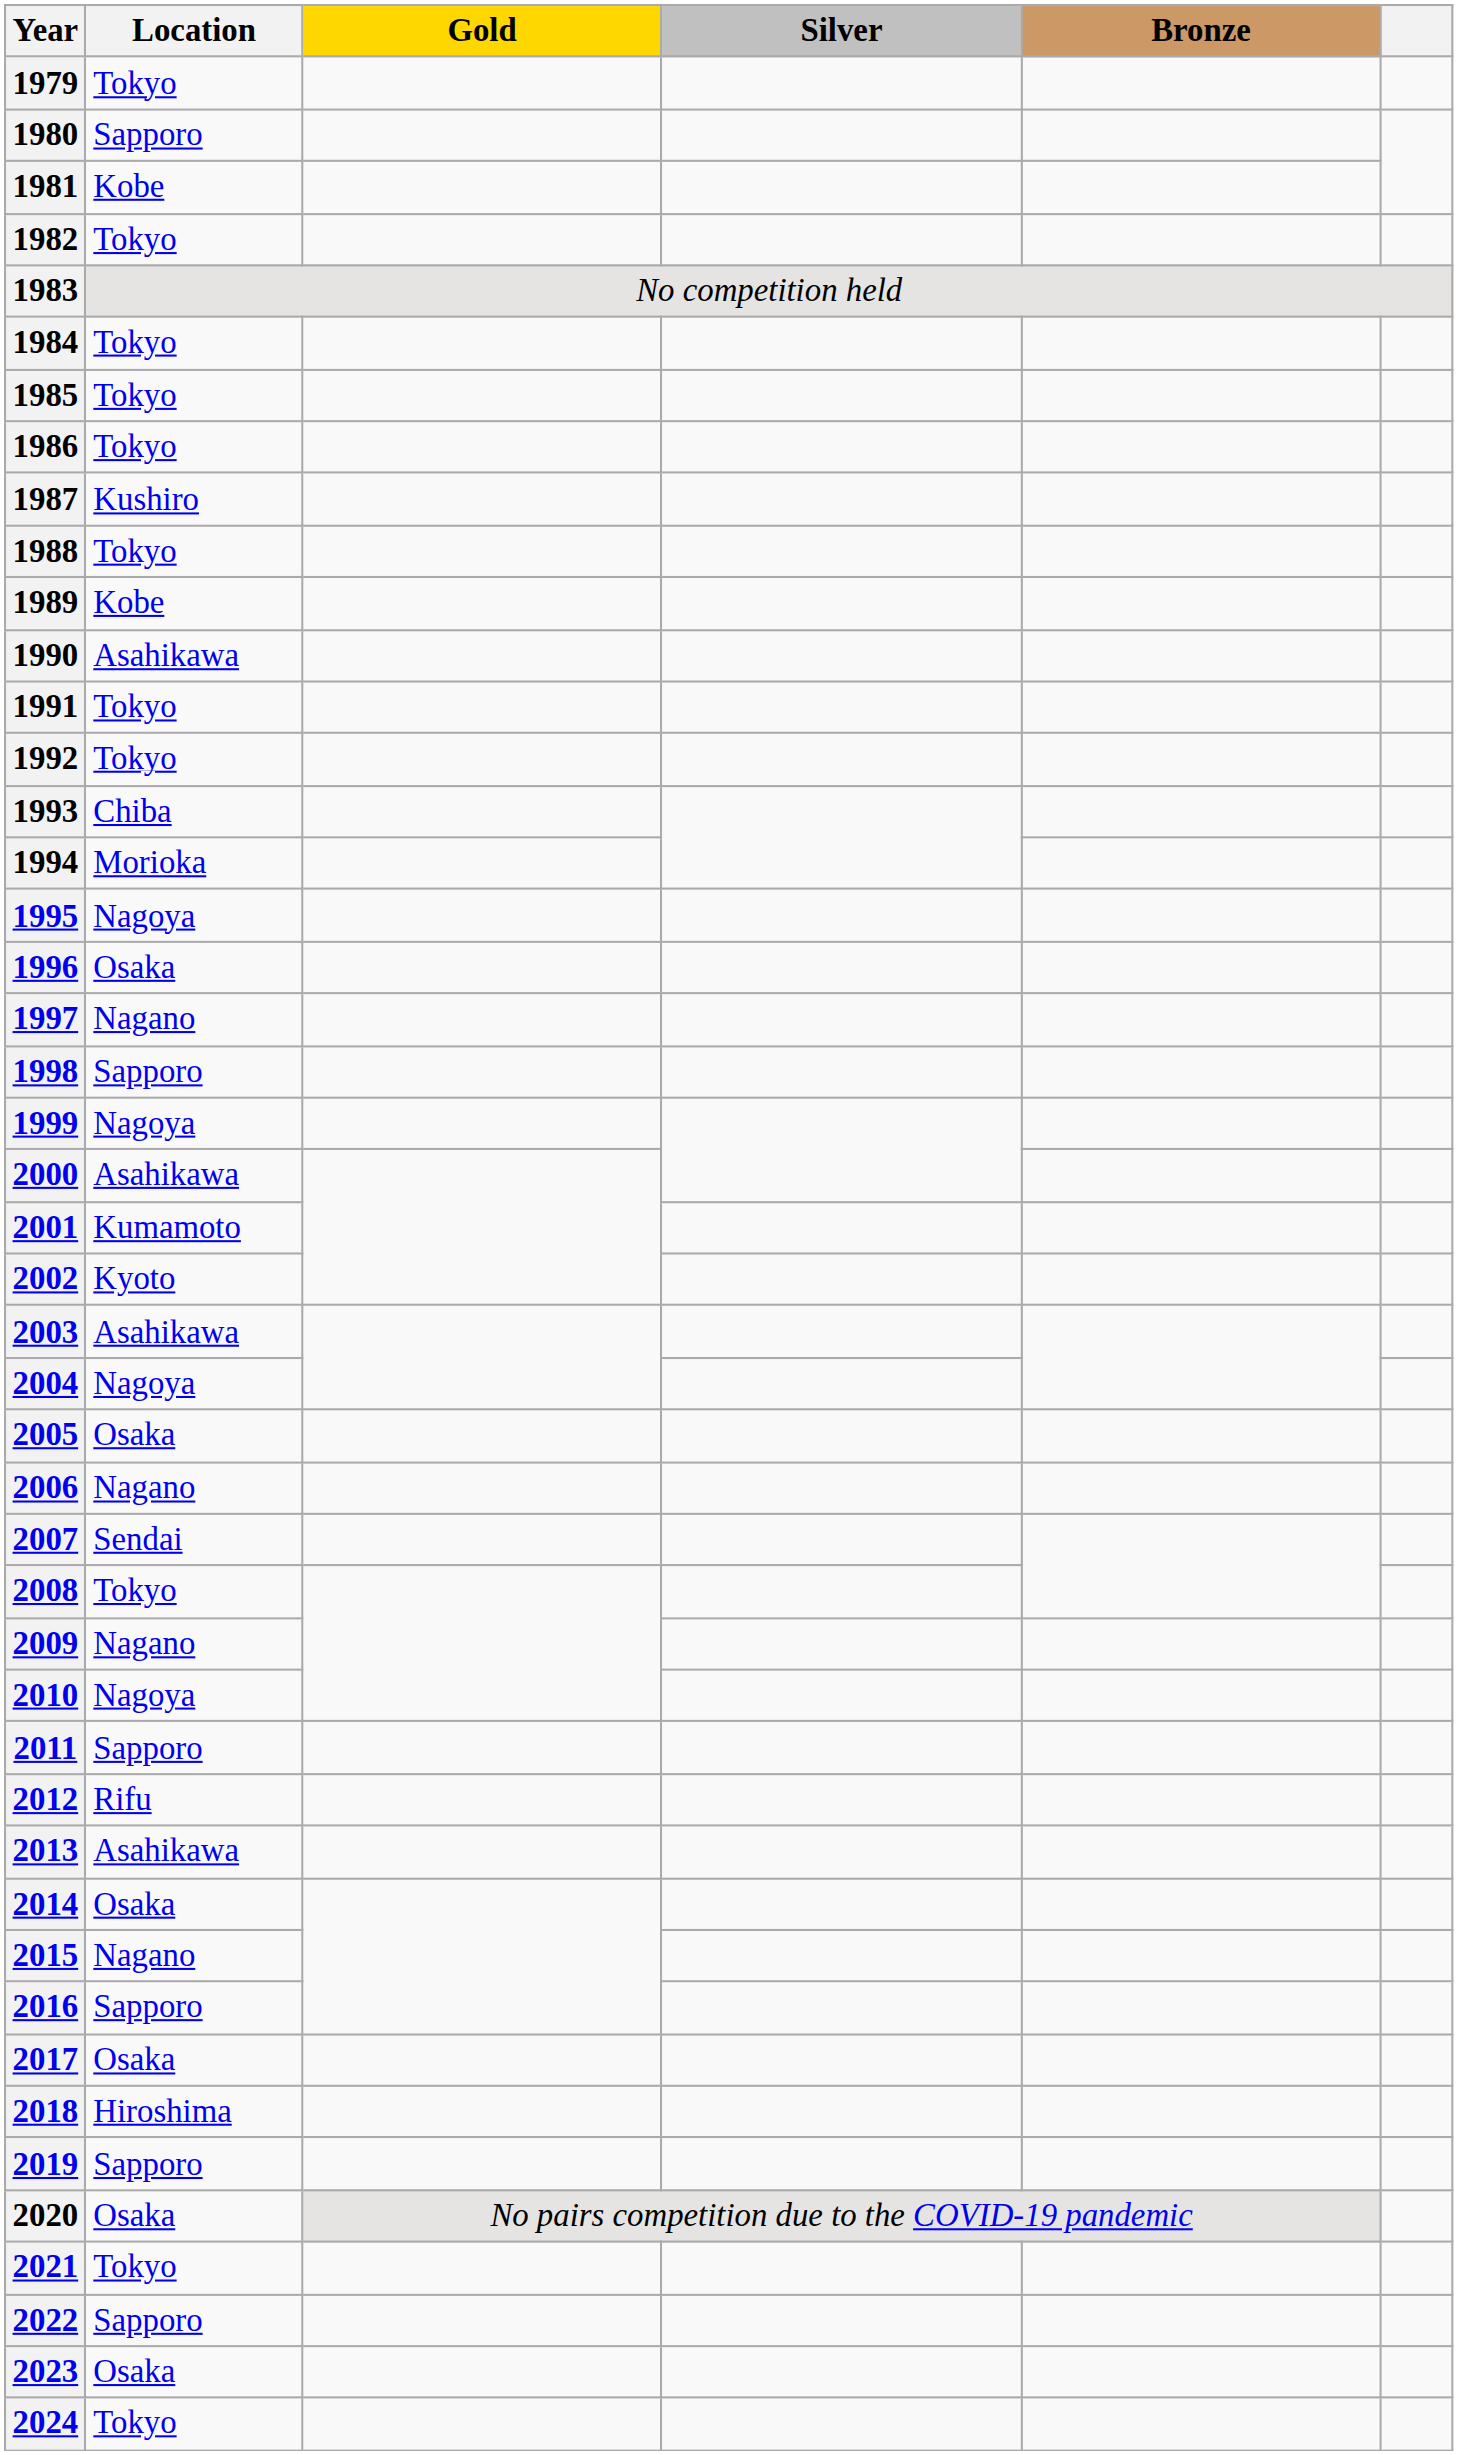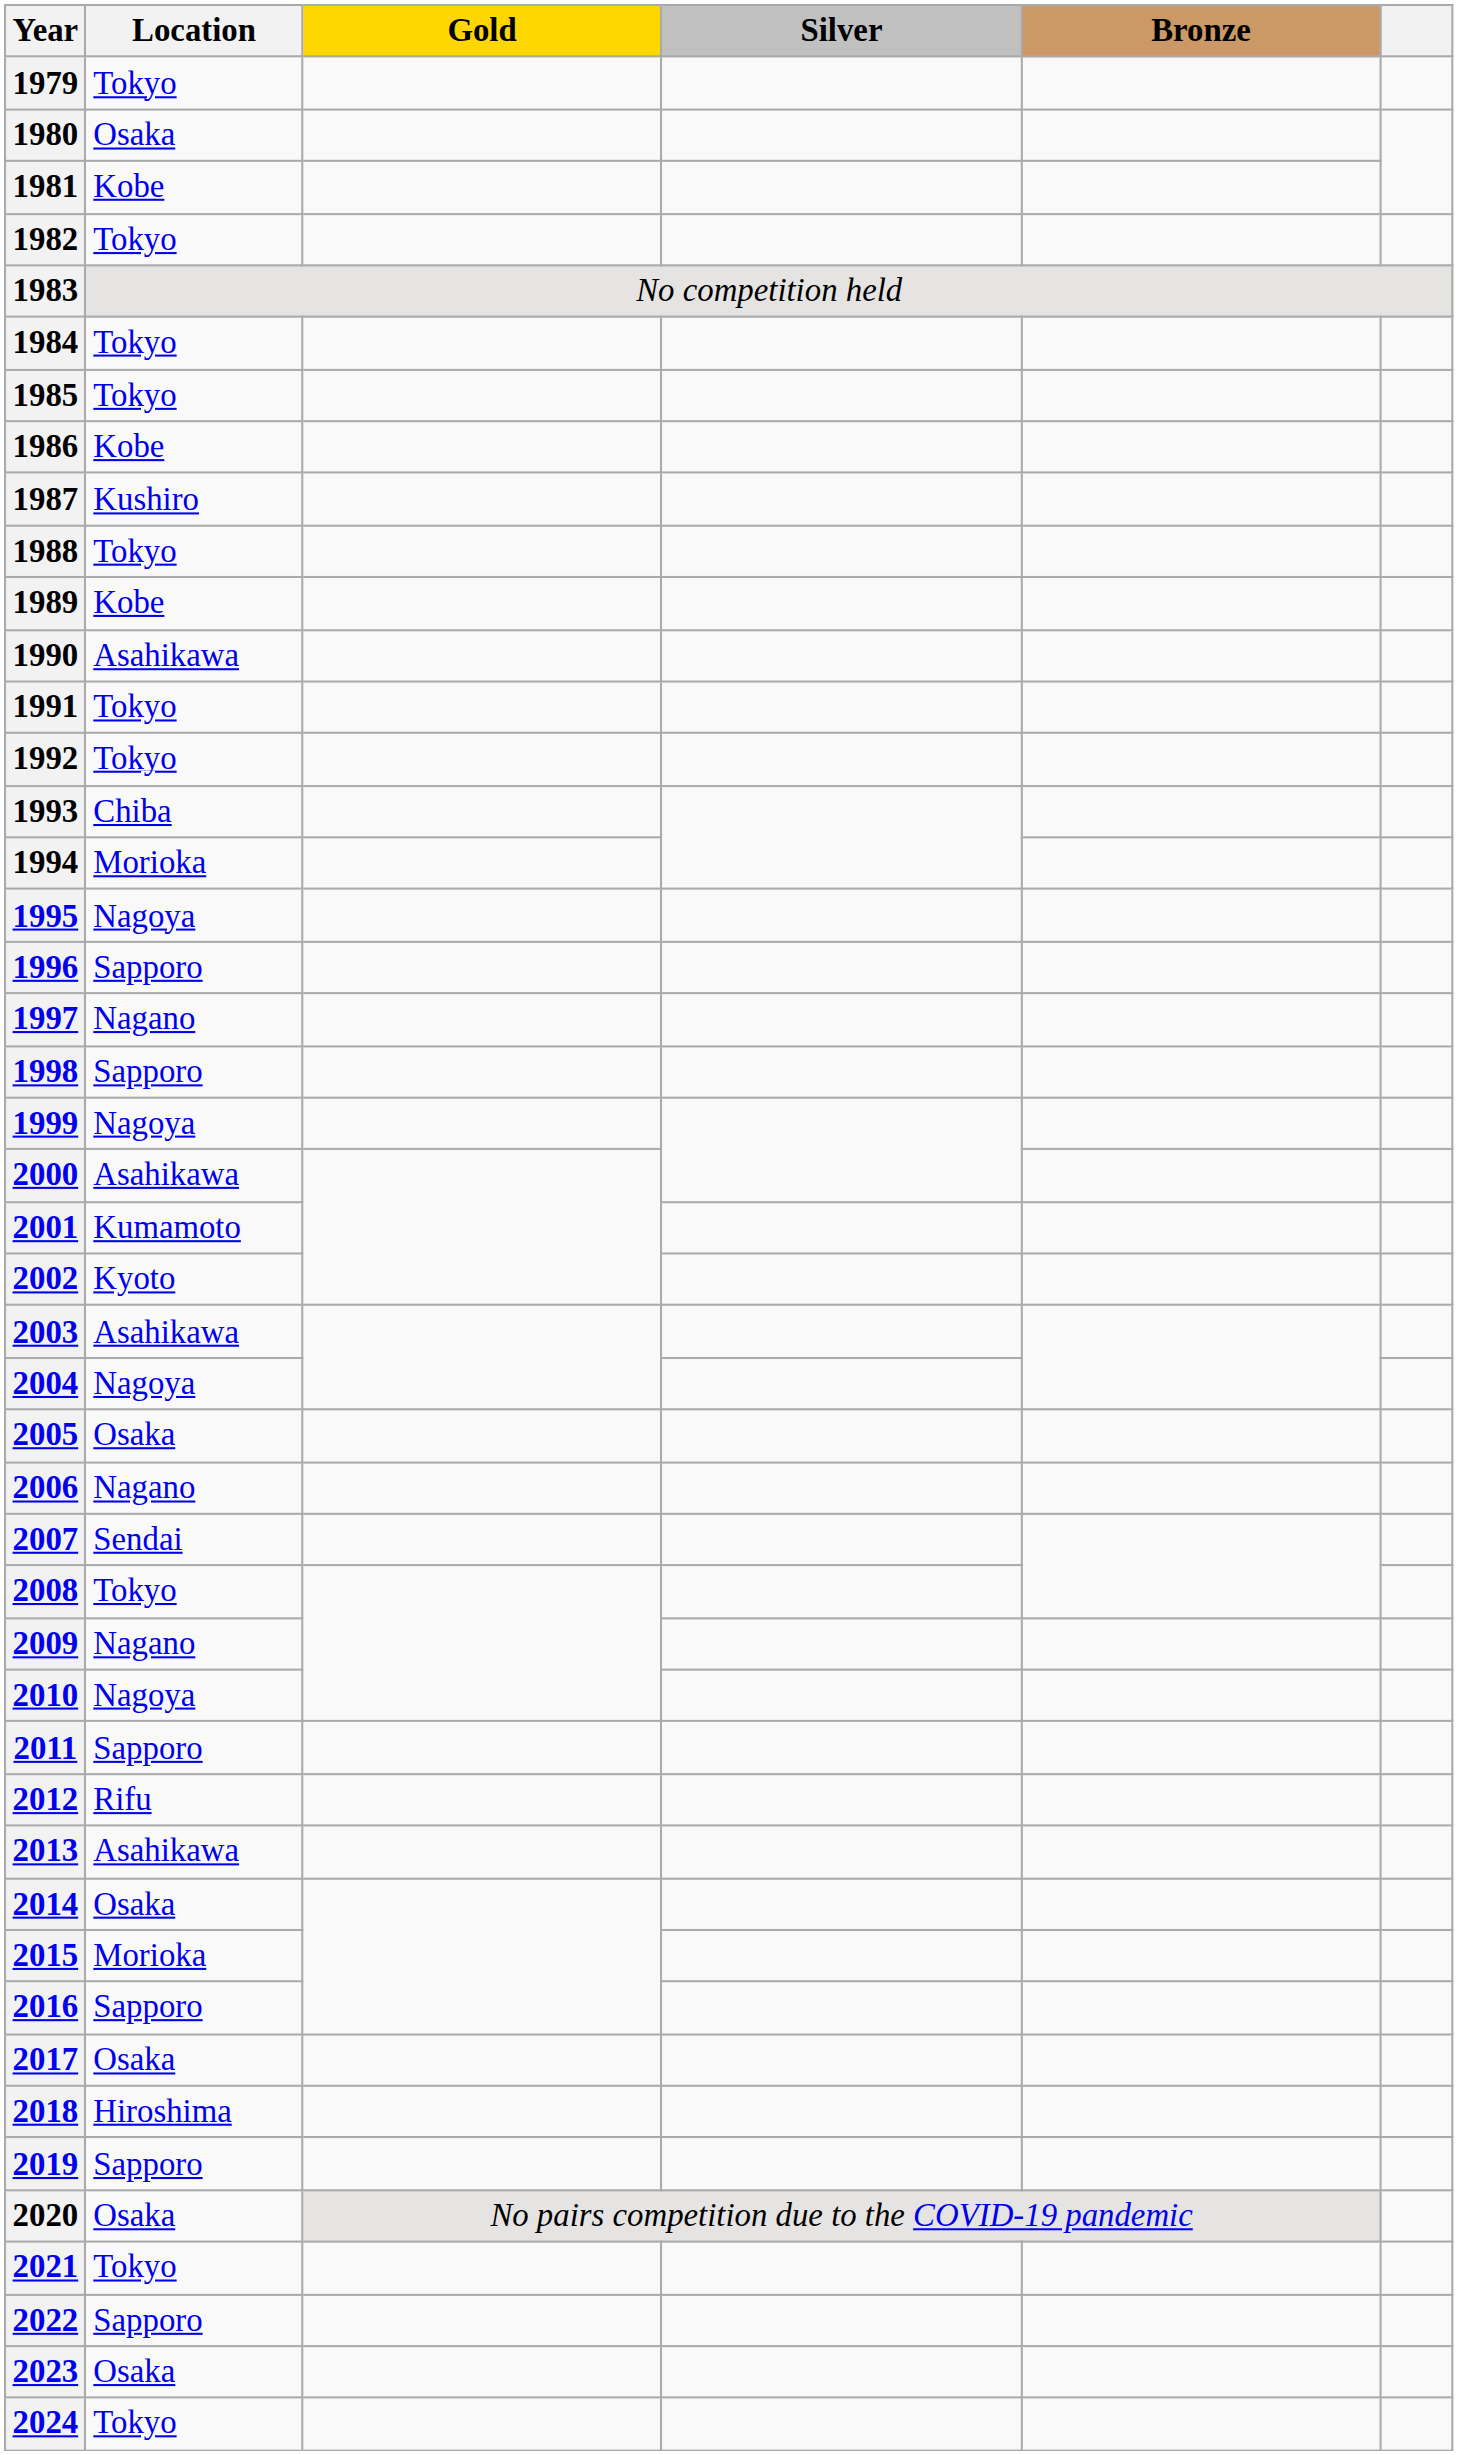(148, 134) Sapporo -> (134, 134) Osaka
(135, 446) Tokyo -> (129, 446) Kobe
(134, 966) Osaka -> (148, 966) Sapporo
(144, 1955) Nagano -> (150, 1955) Morioka
